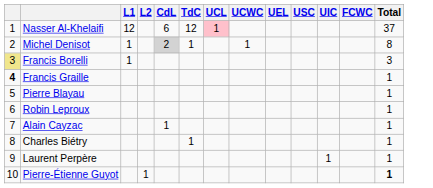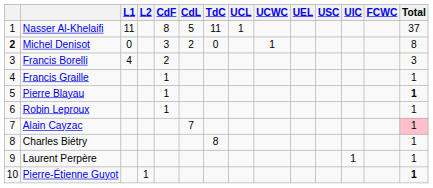+ column: (166, 12)
(129, 28) 12 -> (129, 28) 11
(166, 28) 6 -> (191, 28) 5
(191, 28) 12 -> (216, 28) 11
(216, 28) pink background -> (241, 28) no background
(12, 45) normal -> (12, 45) bold
(129, 45) 1 -> (129, 45) 0
(166, 45) lightgrey background -> (191, 45) no background
(191, 45) 1 -> (216, 45) 0
(12, 61) khaki background -> (12, 61) no background
(129, 61) 1 -> (129, 61) 4
(12, 77) bold -> (12, 77) normal
(389, 93) normal -> (414, 93) bold
(166, 126) 1 -> (191, 126) 7
(389, 126) no background -> (414, 126) pink background
(191, 142) 1 -> (216, 142) 8
